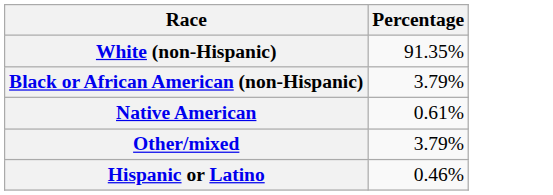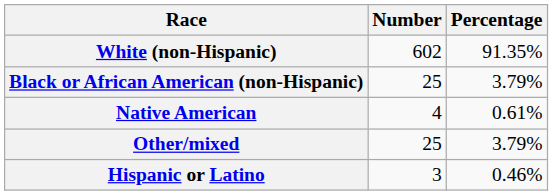+ column: (407, 19)
